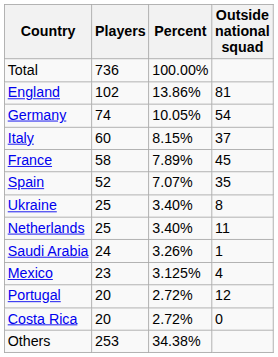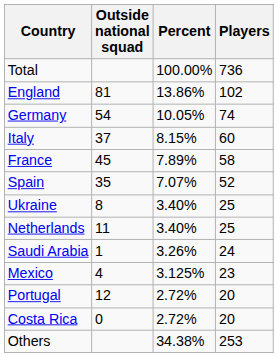columns swapped: (120, 31) <-> (242, 31)
